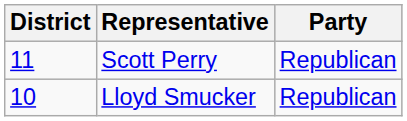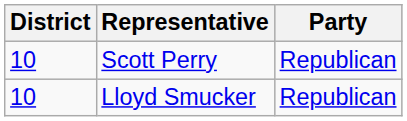(22, 60) 11 -> (23, 60) 10
